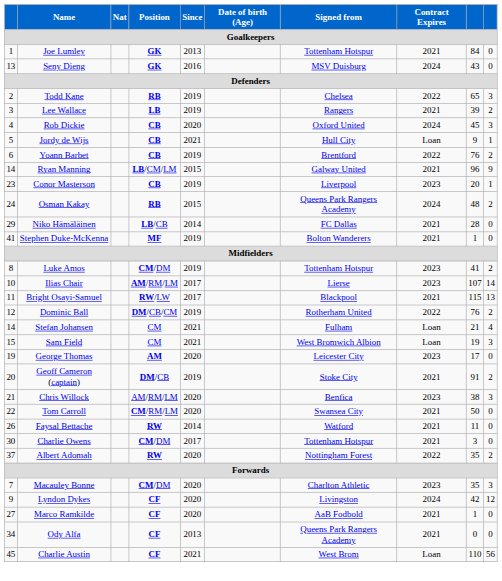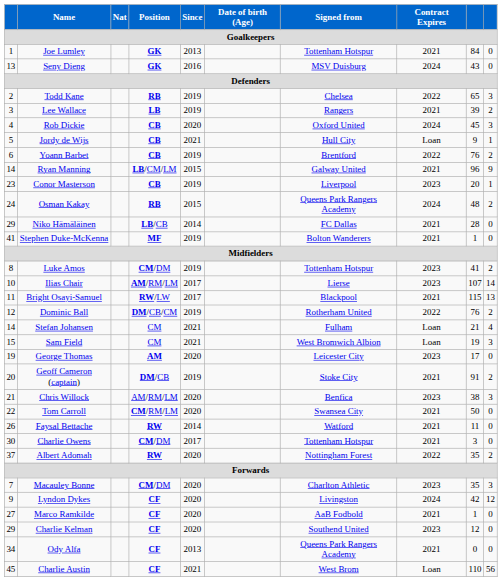+ row: (64, 529)
